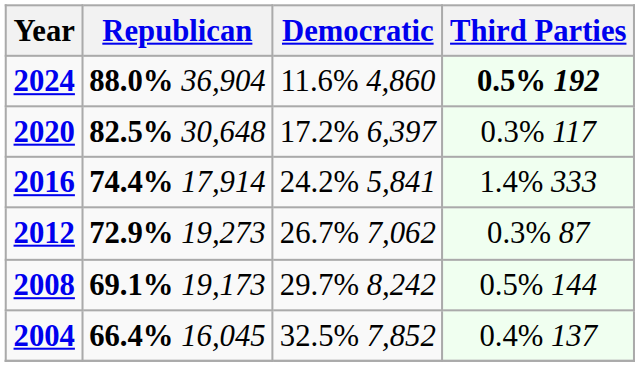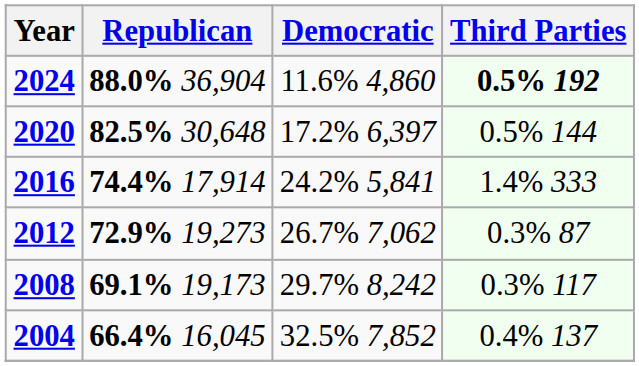(538, 131) 0.3% 117 -> (538, 131) 0.5% 144
(538, 283) 0.5% 144 -> (538, 283) 0.3% 117
